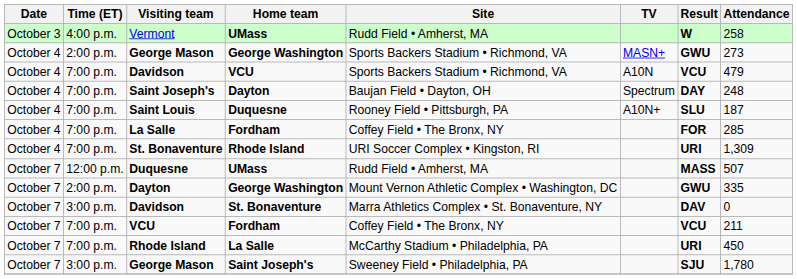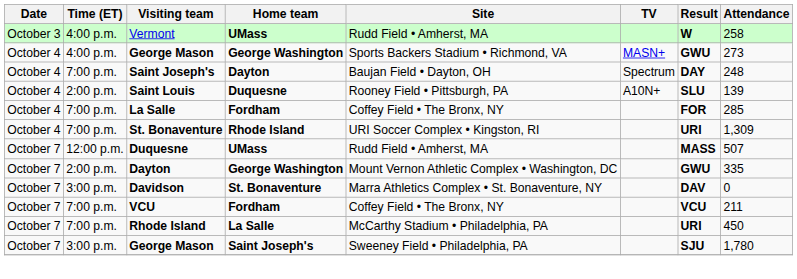(92, 53) 2:00 p.m. -> (92, 53) 4:00 p.m.
- row: (157, 72)
(92, 110) 7:00 p.m. -> (92, 91) 2:00 p.m.
(734, 110) 187 -> (734, 91) 139
